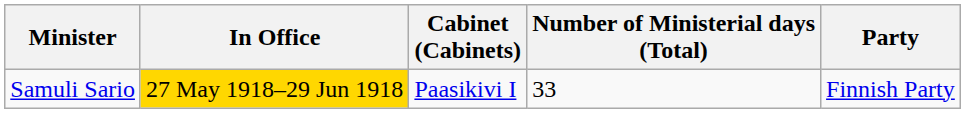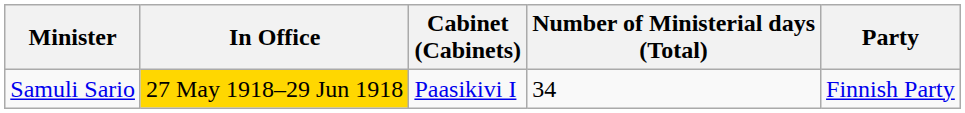(544, 88) 33 -> (544, 88) 34
